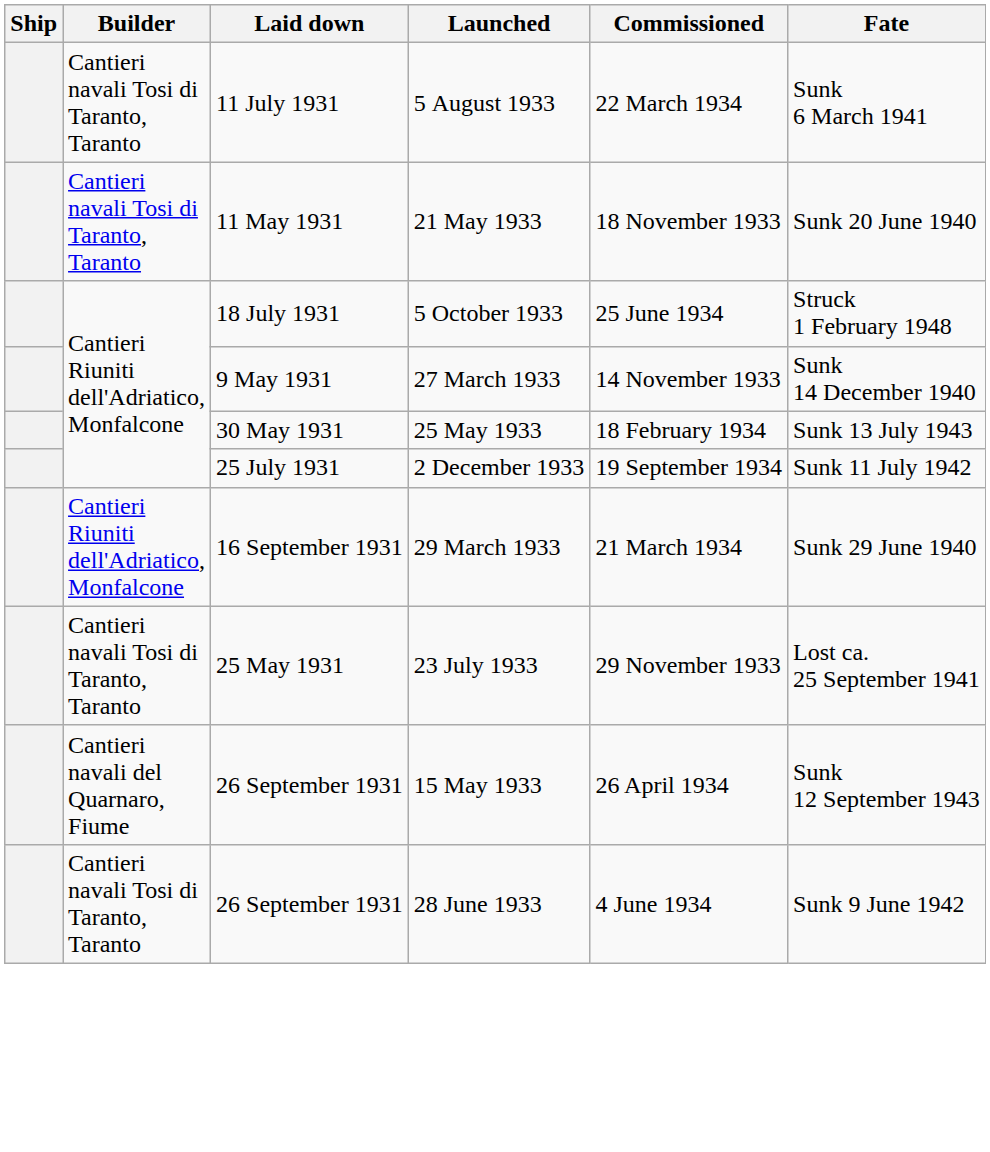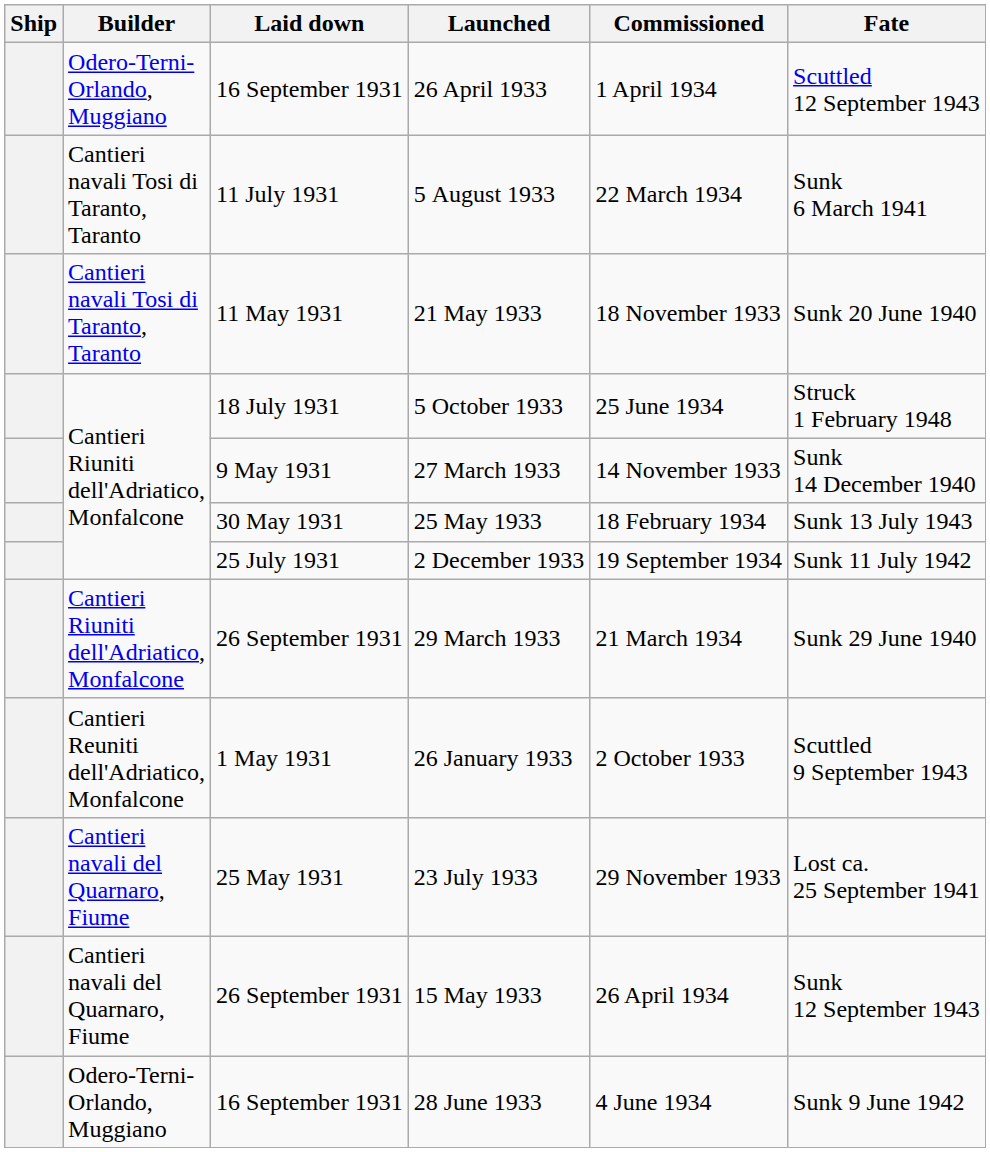+ row: (480, 88)
(309, 546) 16 September 1931 -> (309, 638) 26 September 1931
+ row: (493, 757)
(133, 665) Cantieri navali Tosi di Taranto, Taranto -> (116, 876) Cantieri navali del Quarnaro, Fiume
(133, 903) Cantieri navali Tosi di Taranto, Taranto -> (131, 1101) Odero-Terni-Orlando, Muggiano
(309, 903) 26 September 1931 -> (309, 1101) 16 September 1931
